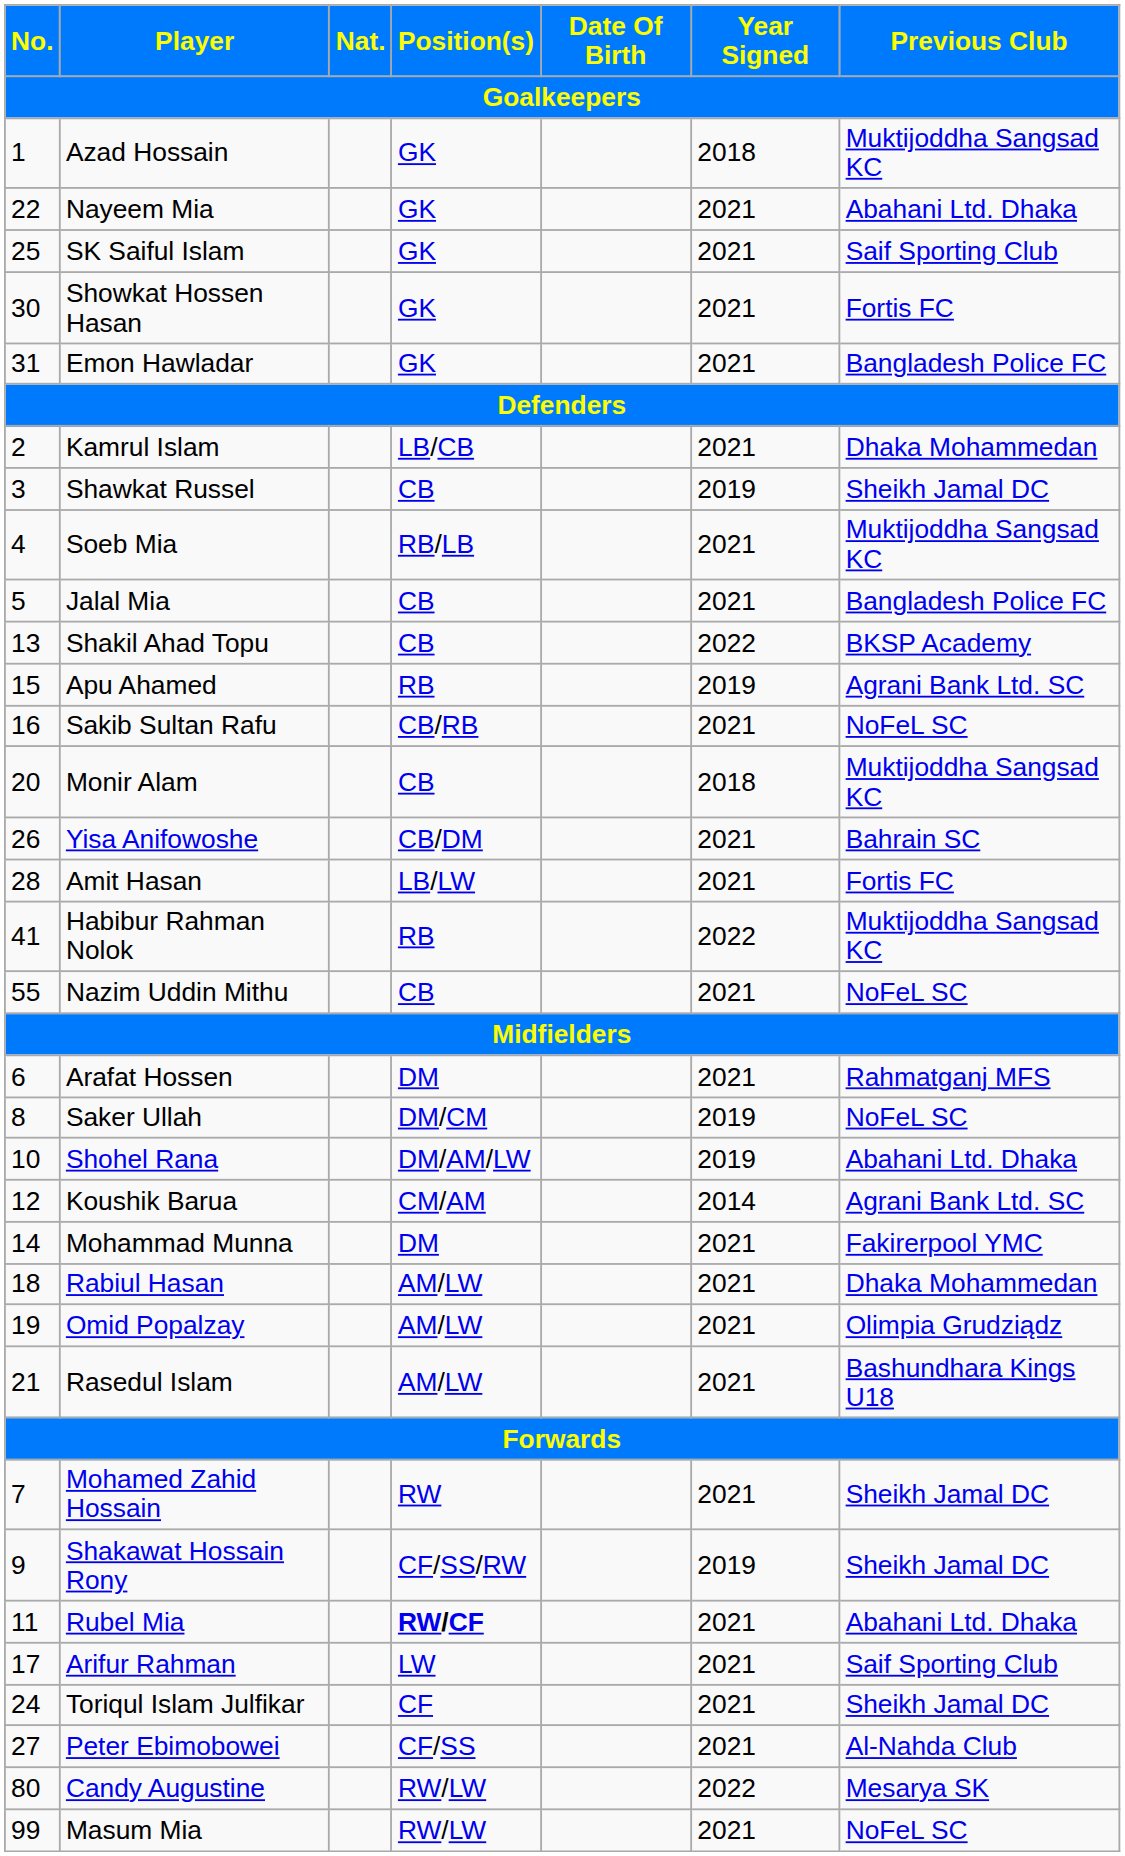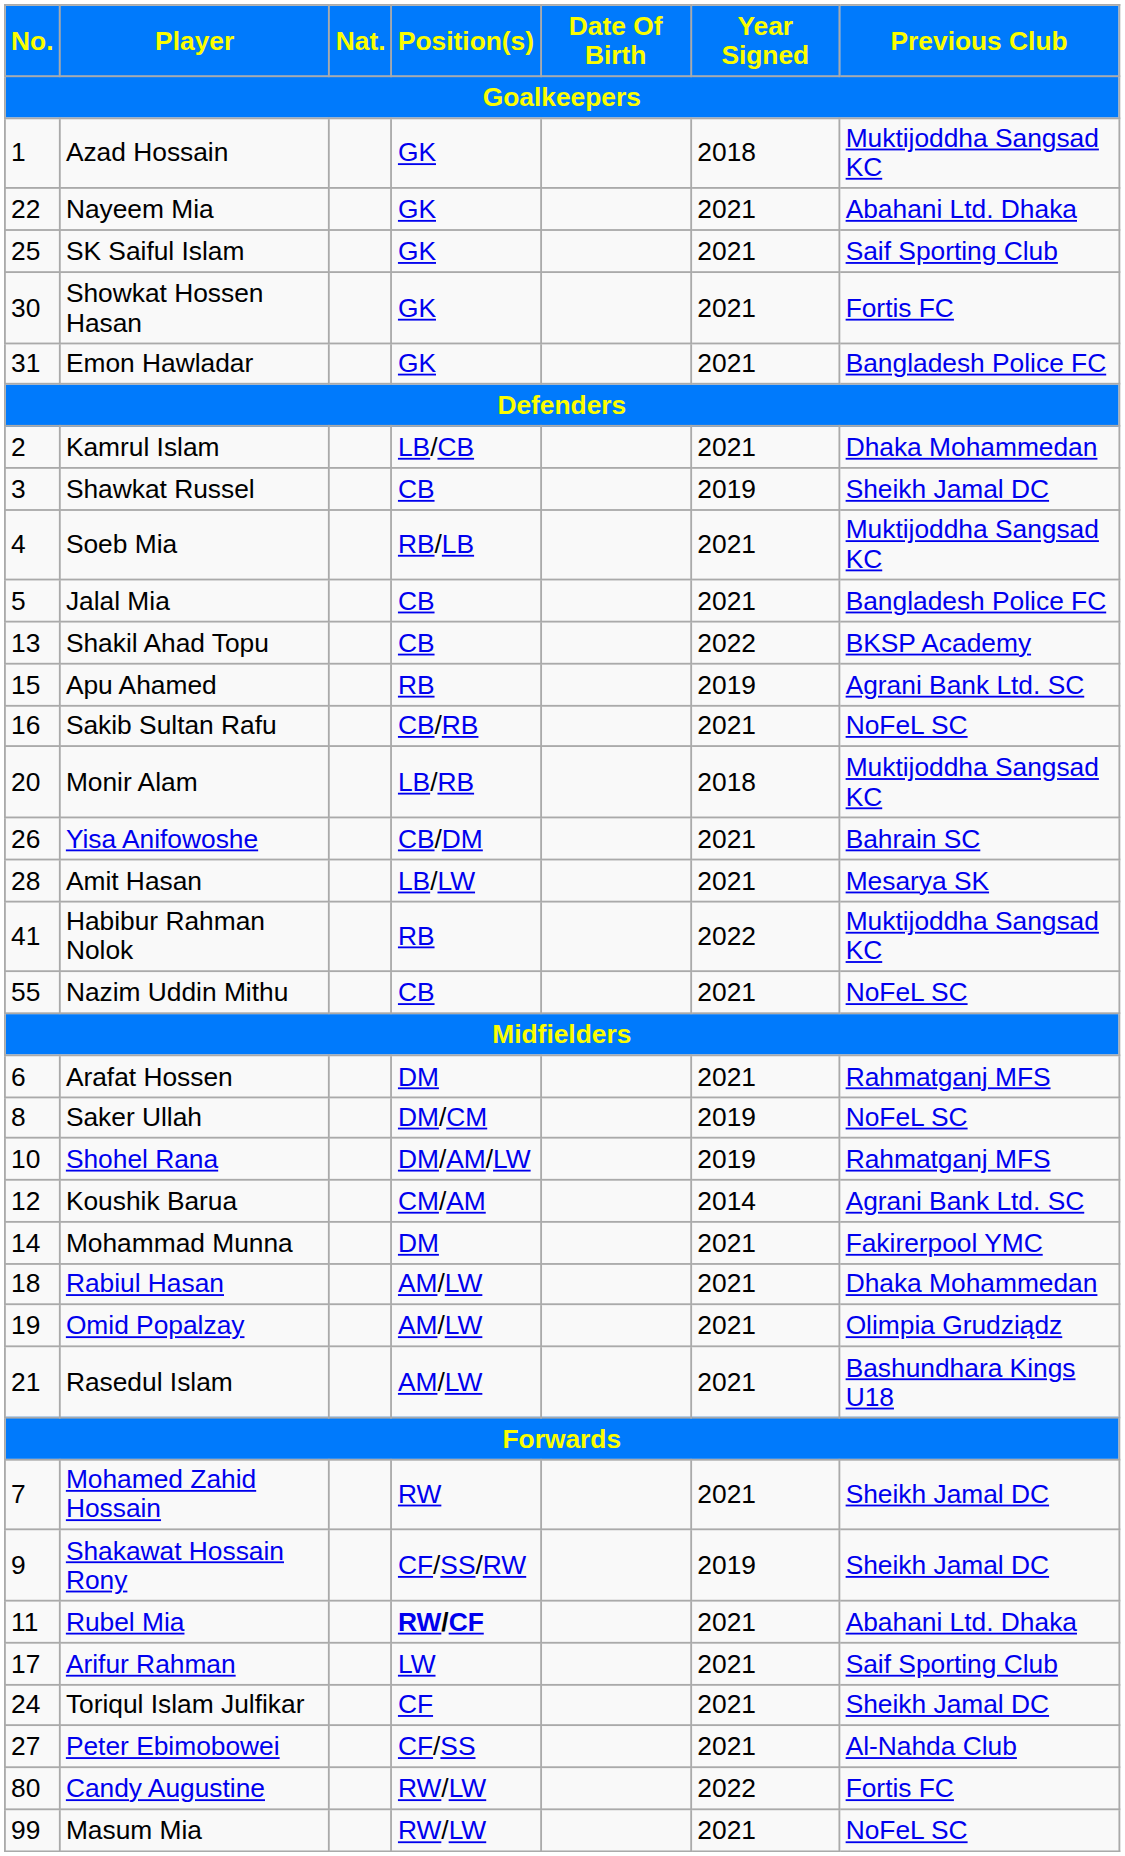(416, 782) CB -> (436, 782) LB/RB
(900, 880) Fortis FC -> (917, 880) Mesarya SK
(961, 1159) Abahani Ltd. Dhaka -> (948, 1159) Rahmatganj MFS
(917, 1788) Mesarya SK -> (900, 1788) Fortis FC
